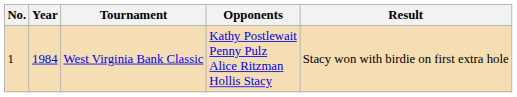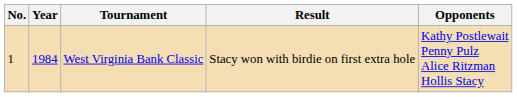columns swapped: (253, 15) <-> (406, 15)
